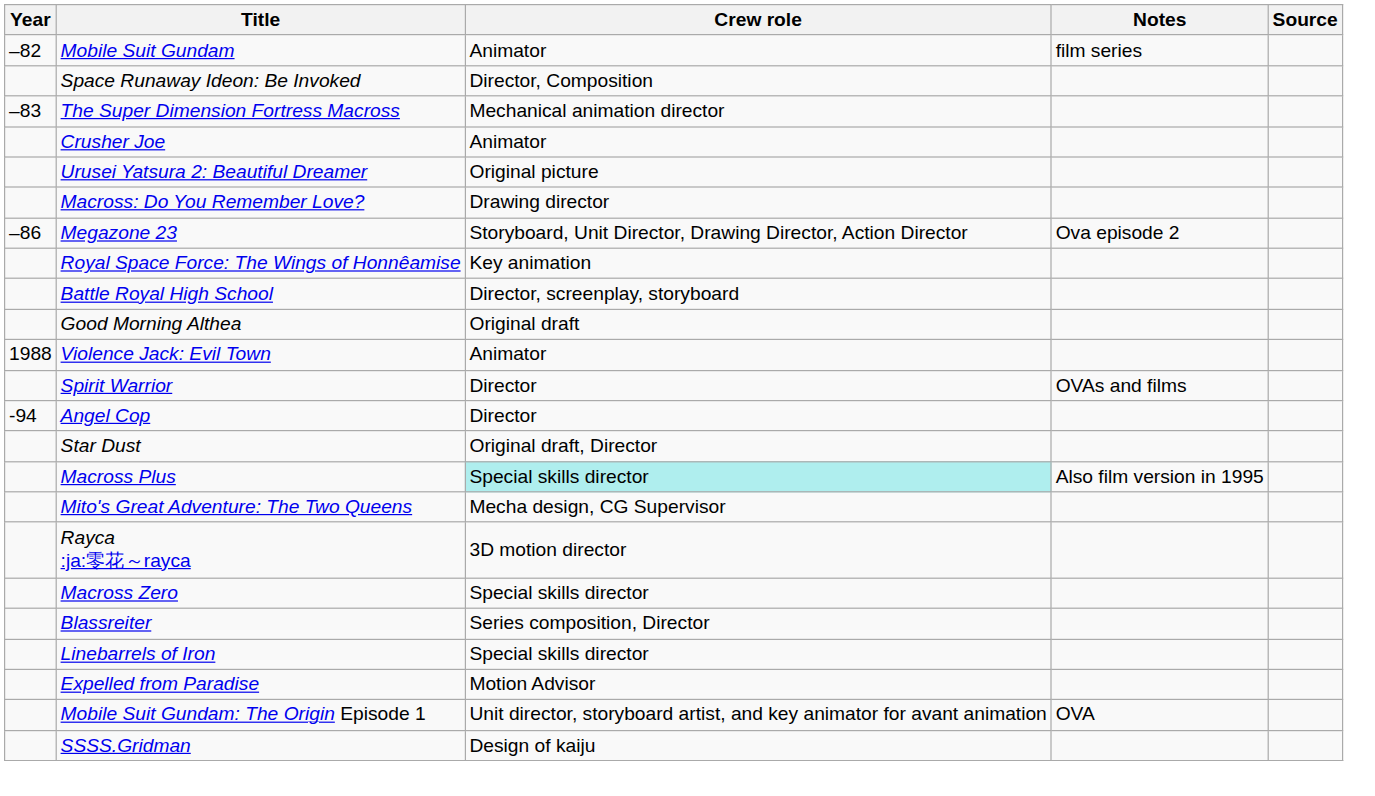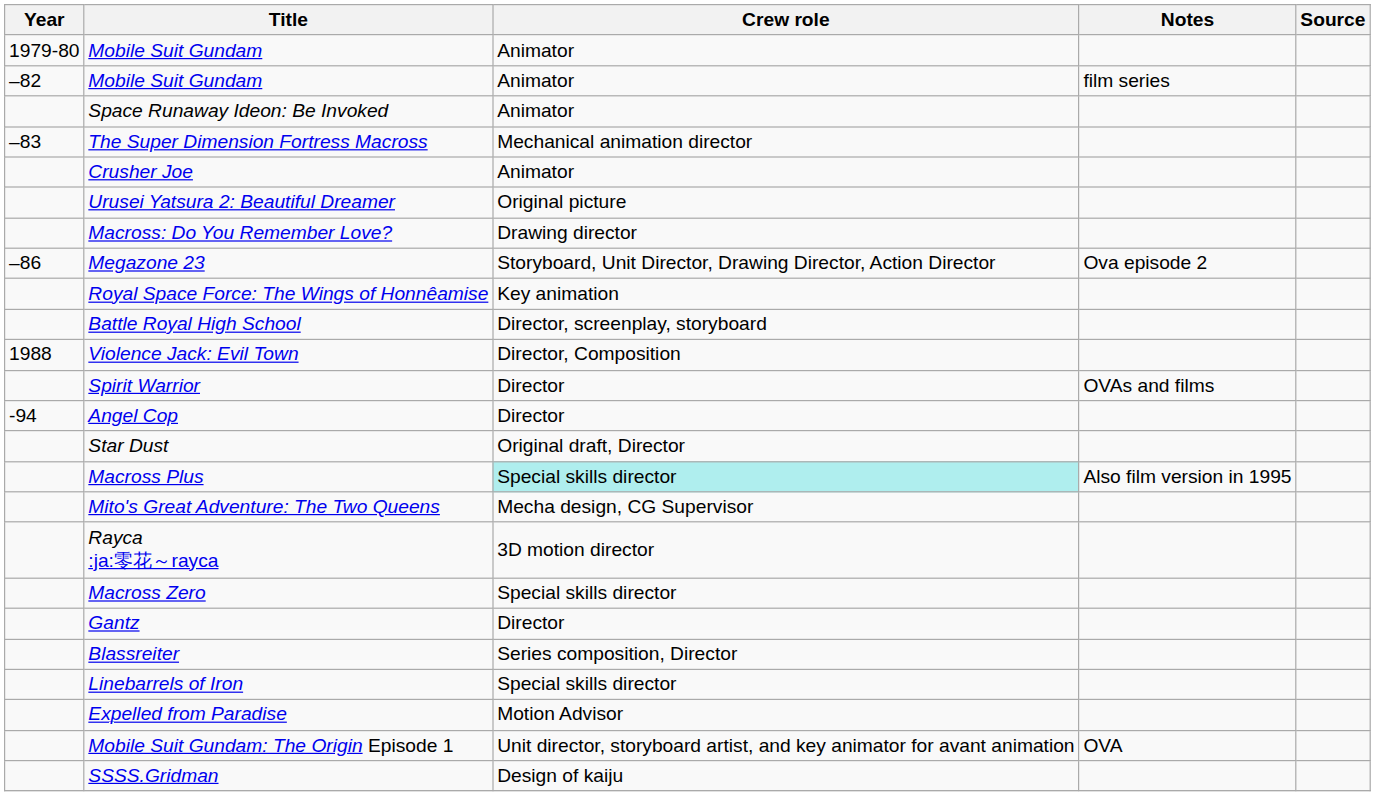+ row: (44, 50)
(561, 80) Director, Composition -> (536, 111) Animator
- row: (30, 324)
(508, 354) Animator -> (589, 354) Director, Composition
+ row: (44, 624)
